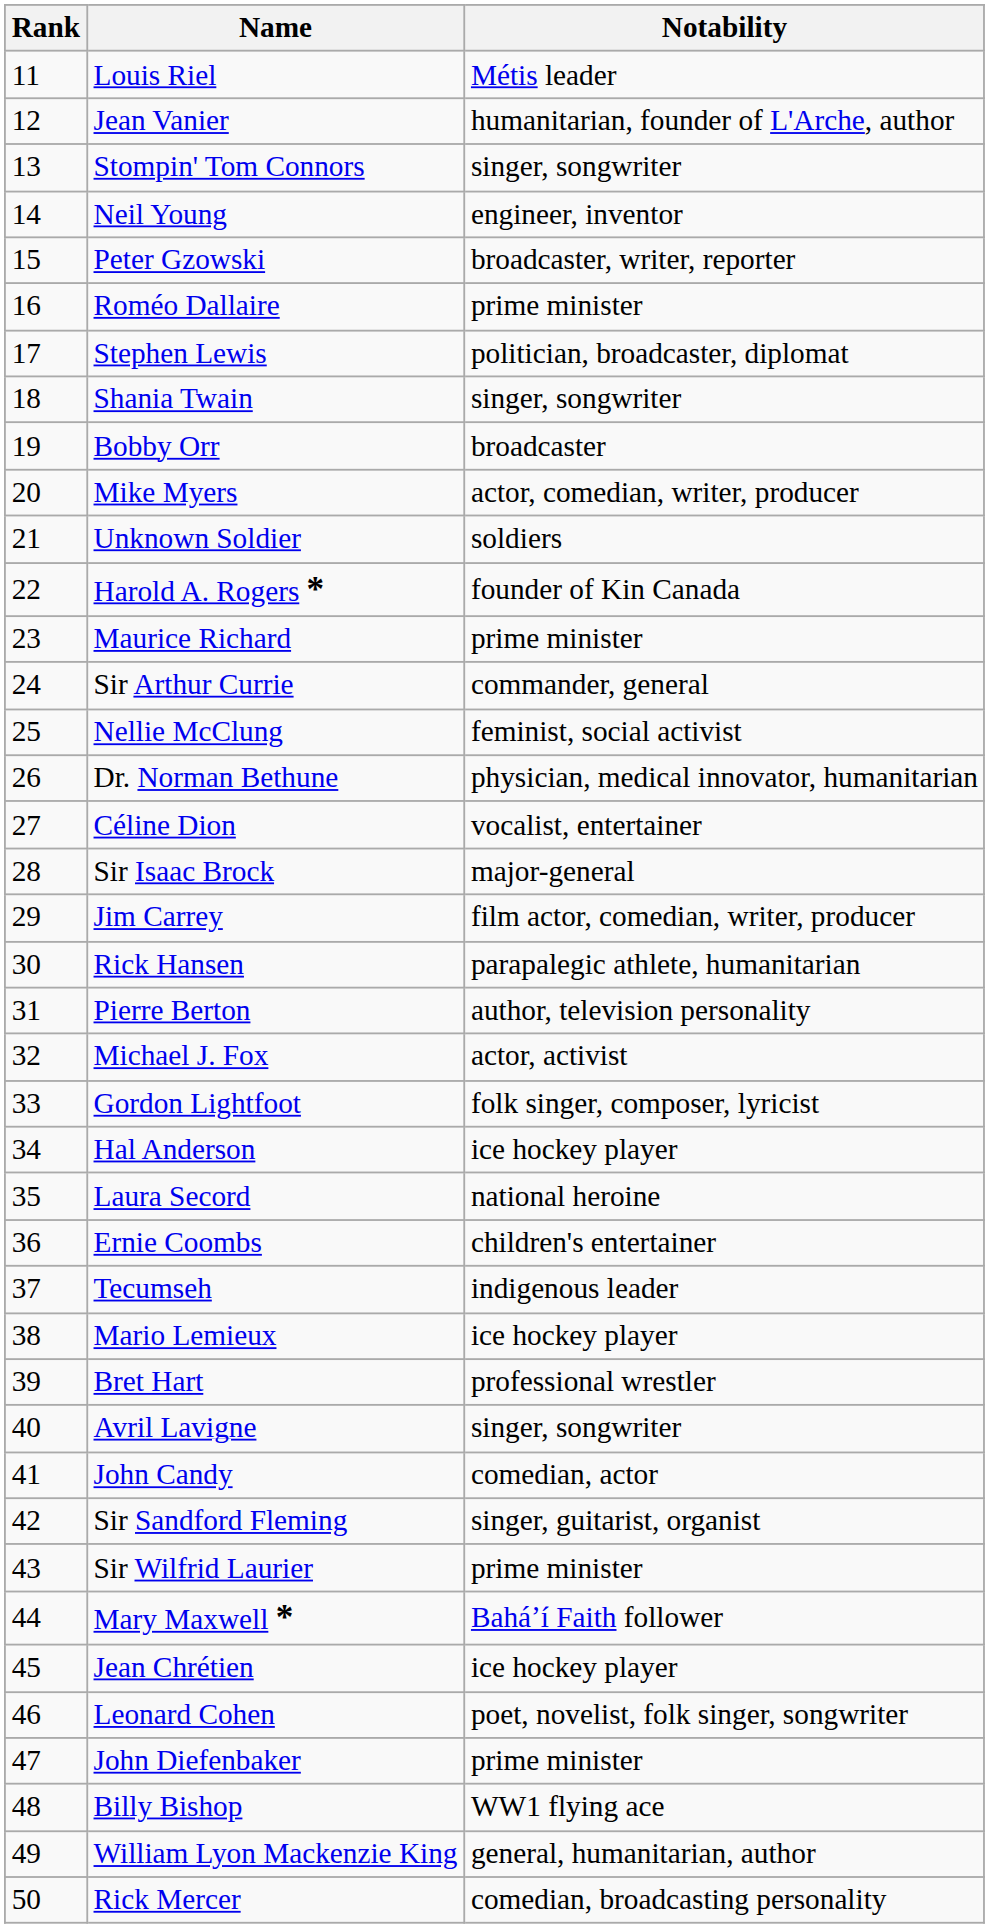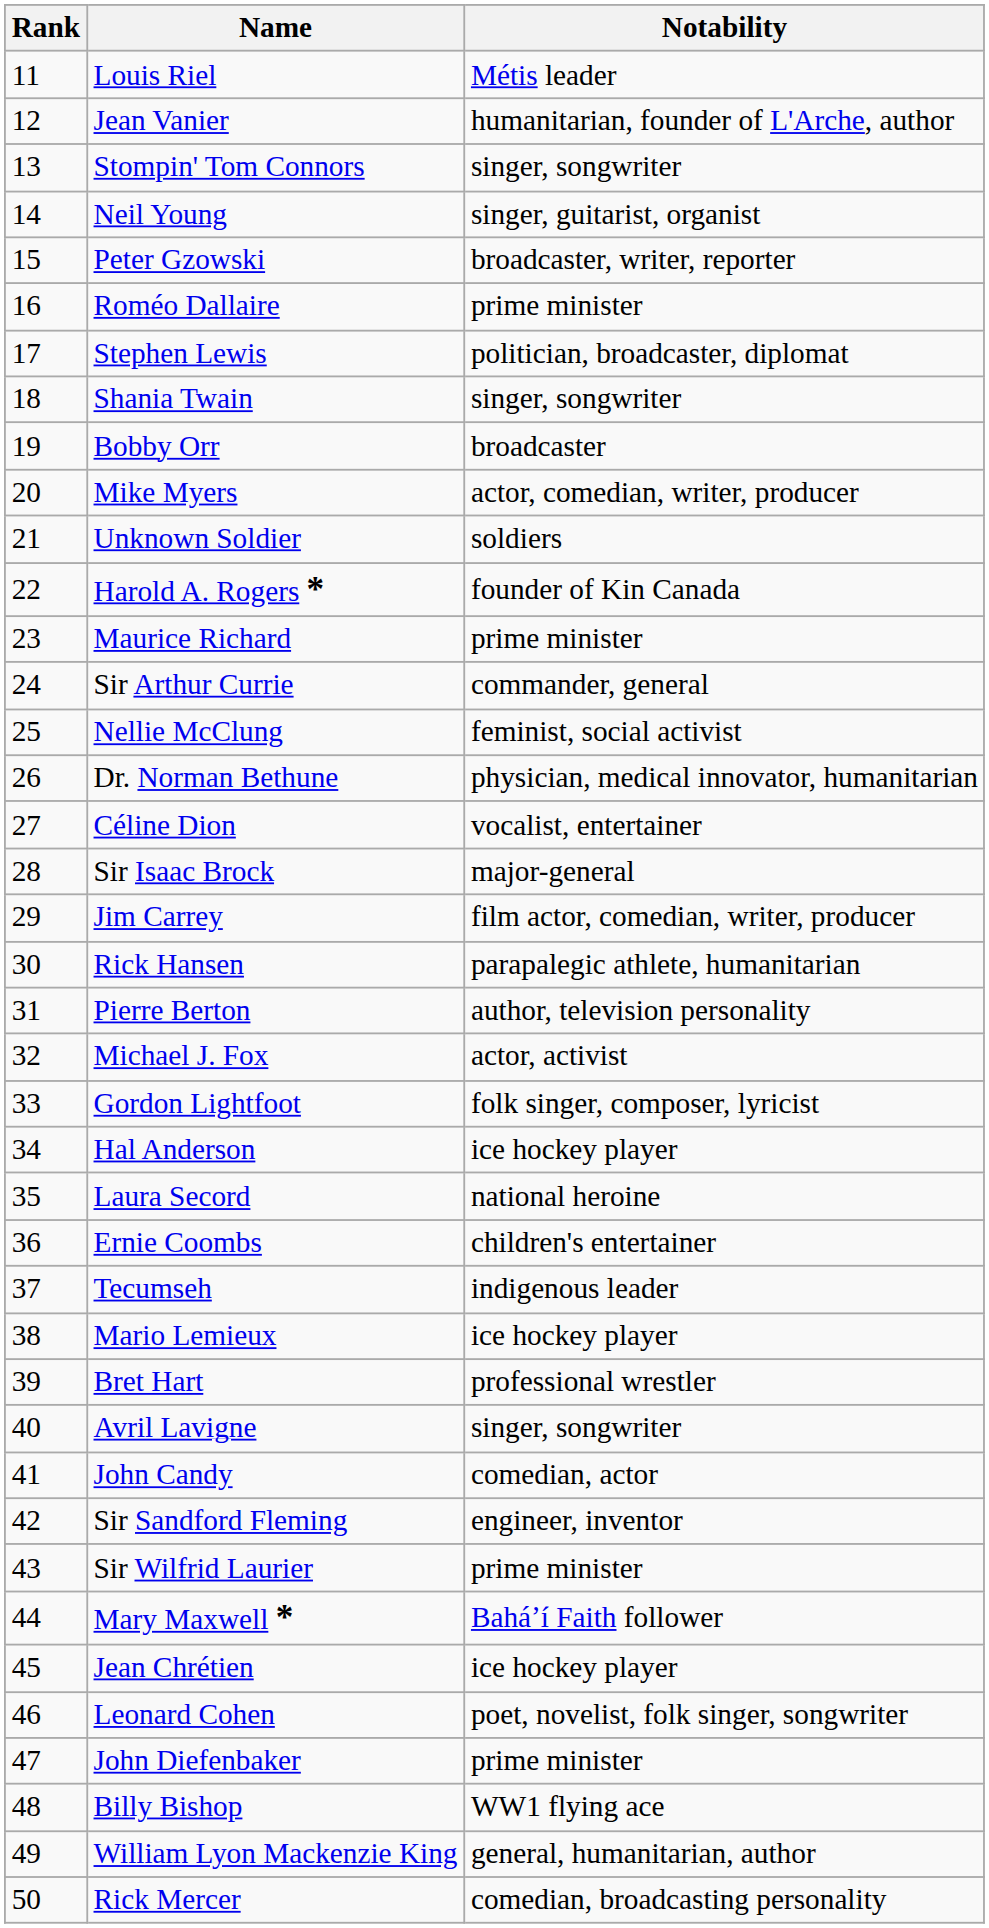(577, 213) engineer, inventor -> (616, 213) singer, guitarist, organist
(616, 1520) singer, guitarist, organist -> (577, 1520) engineer, inventor
